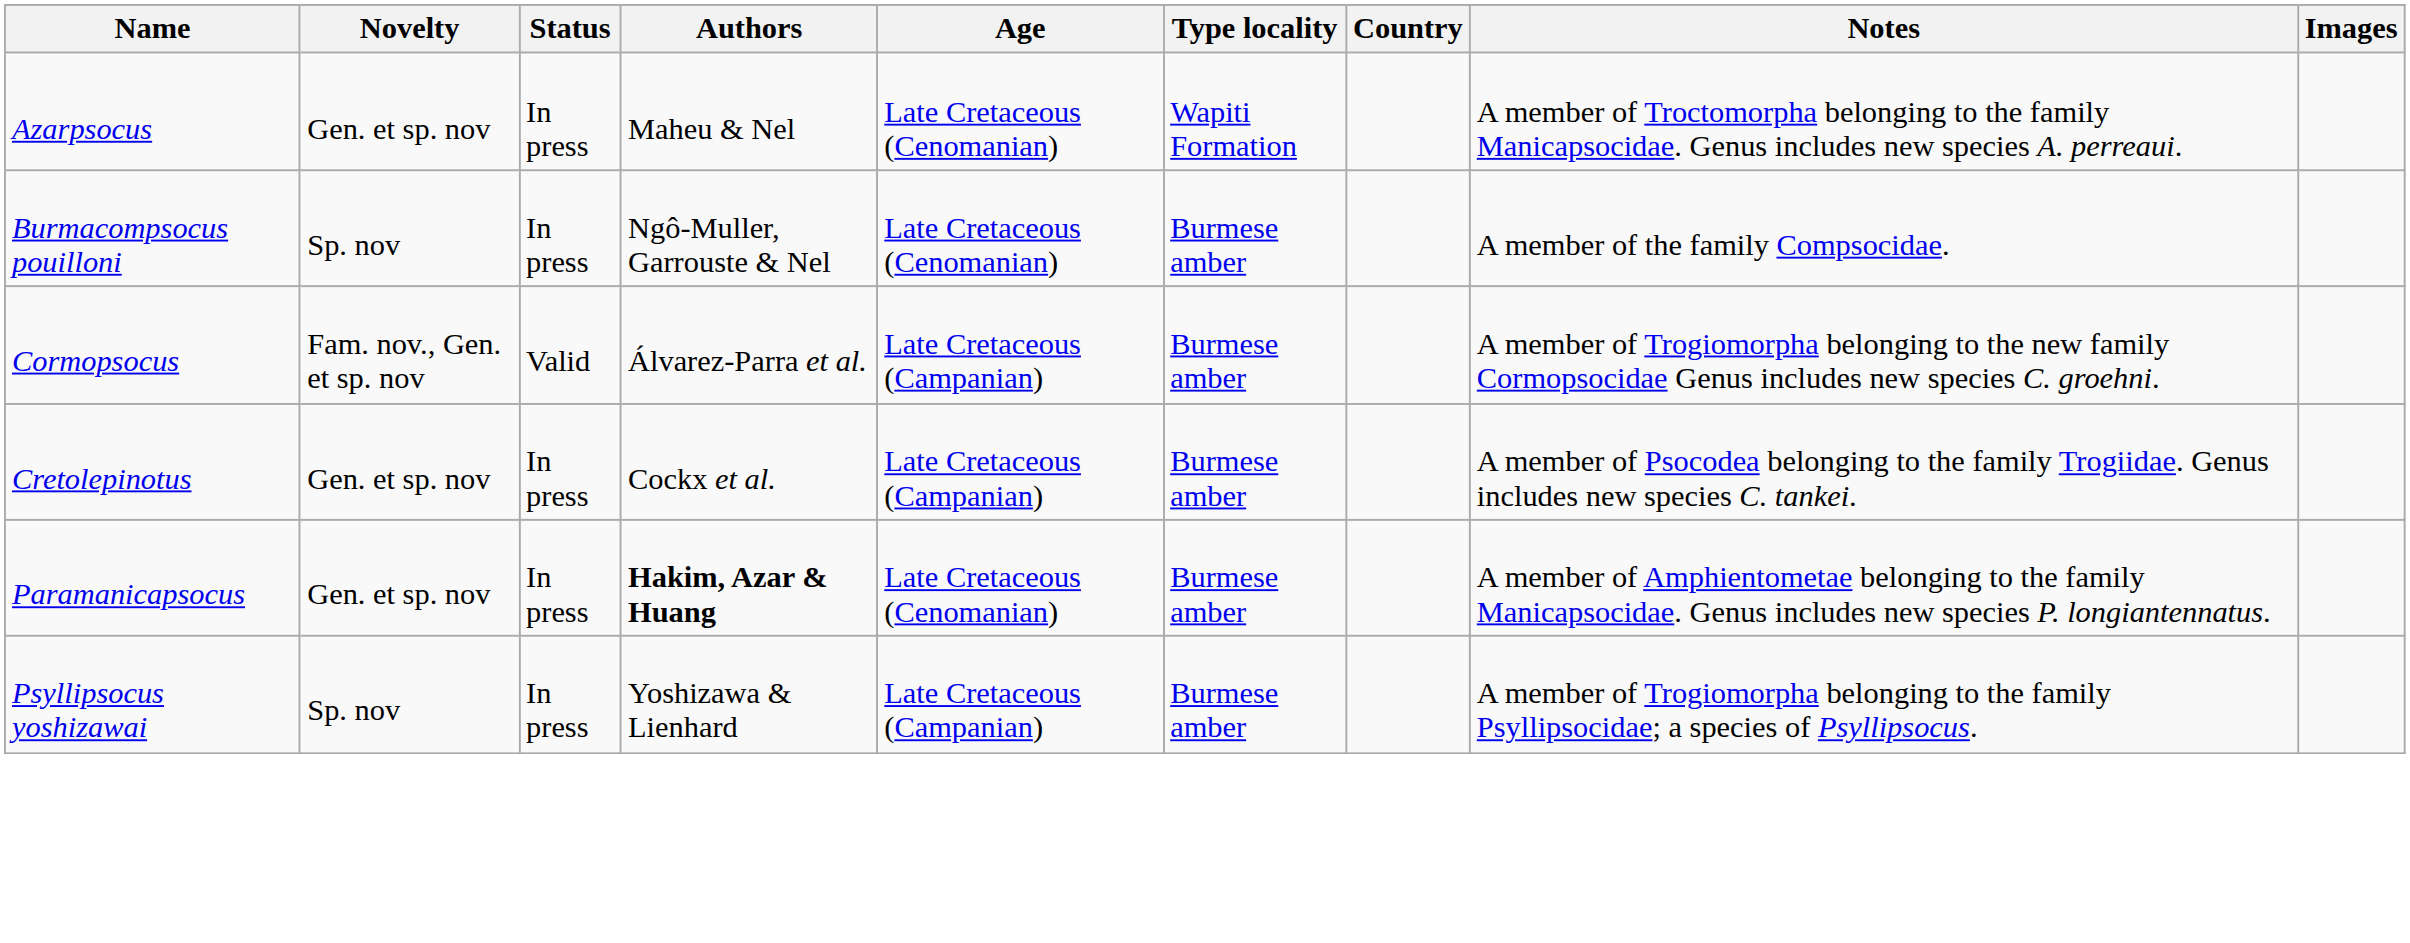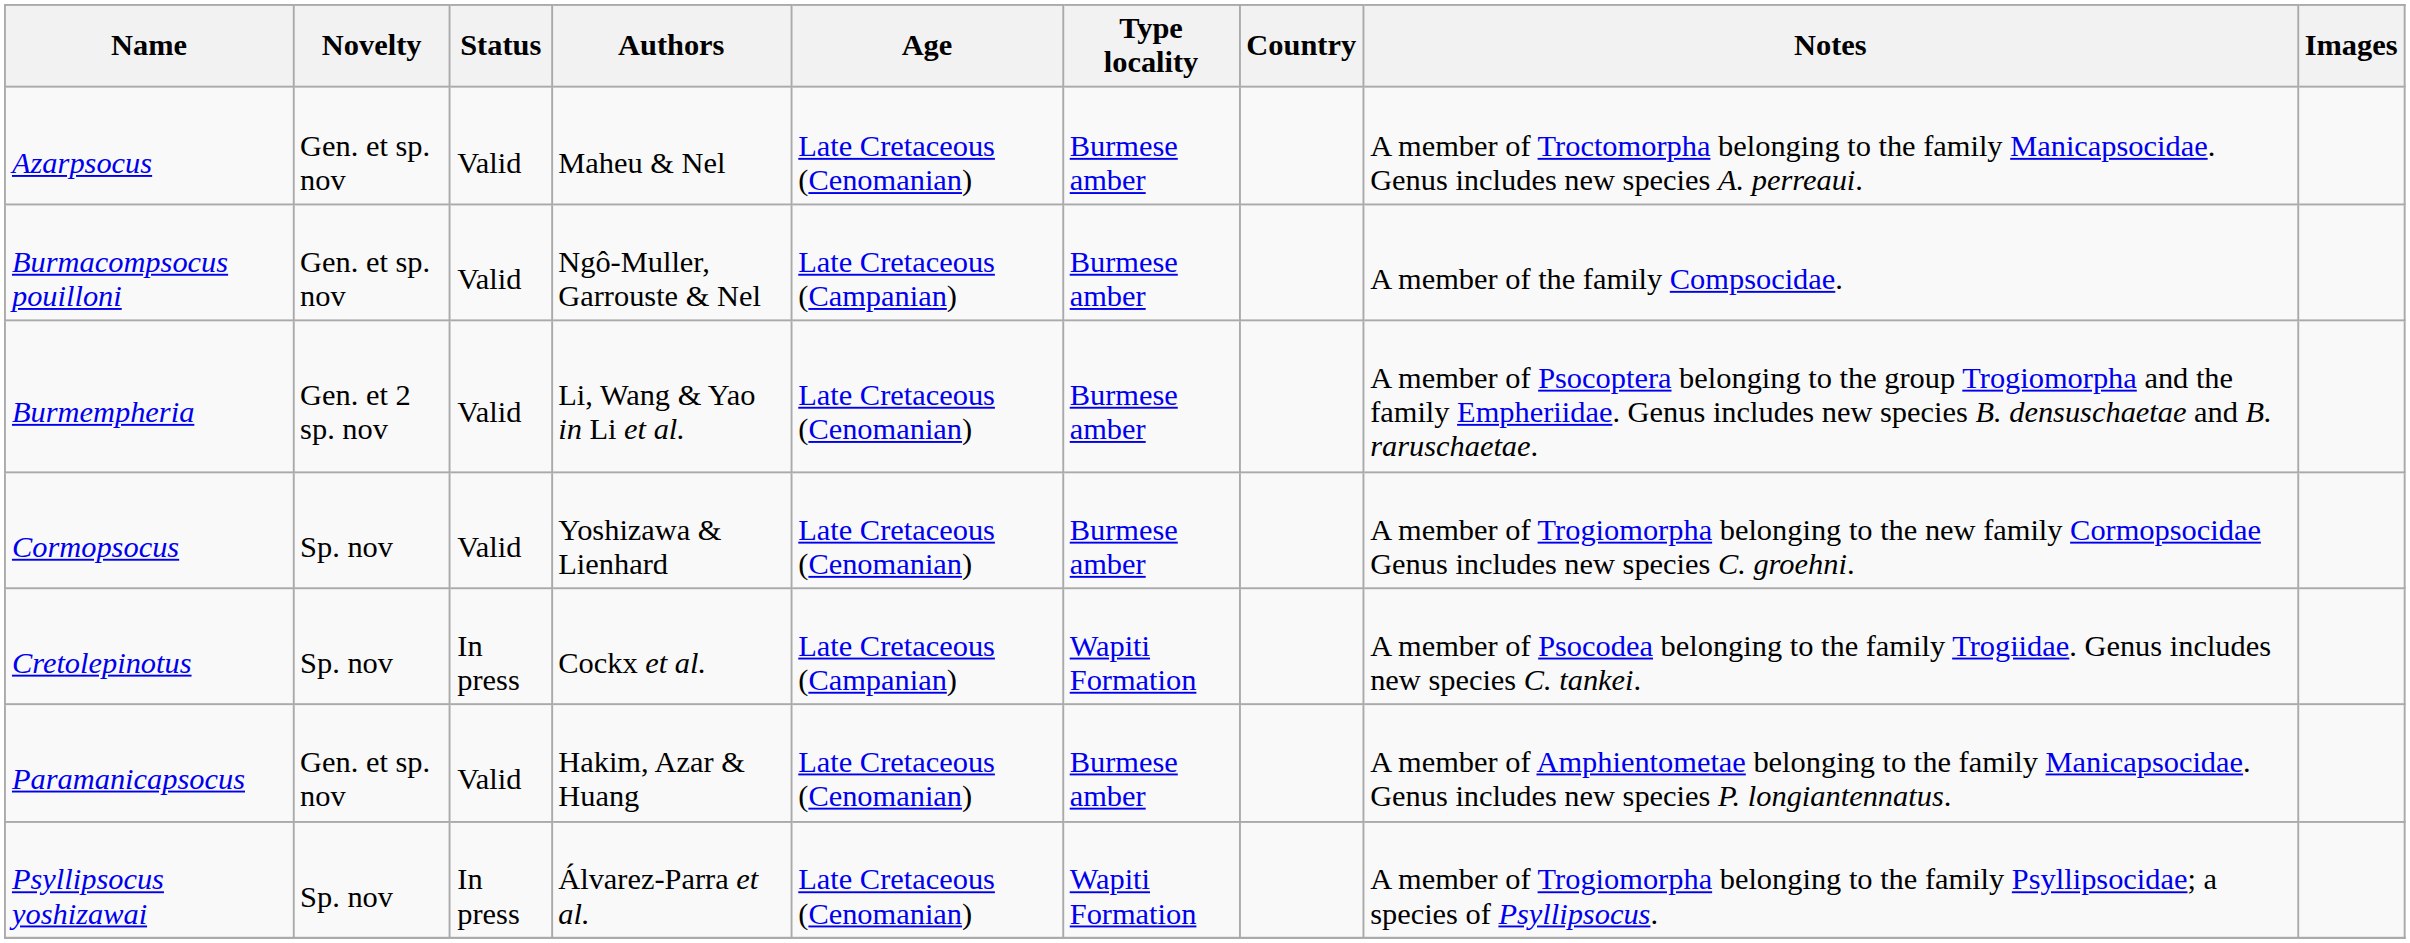(557, 128) In press -> (489, 162) Valid
(1234, 128) Wapiti Formation -> (1124, 162) Burmese amber
(354, 244) Sp. nov -> (365, 278) Gen. et sp. nov
(557, 244) In press -> (489, 278) Valid
(983, 244) Late Cretaceous (Cenomanian) -> (897, 278) Late Cretaceous (Campanian)
+ row: (103, 412)
(404, 361) Fam. nov., Gen. et sp. nov -> (347, 546) Sp. nov
(747, 361) Álvarez-Parra et al. -> (640, 546) Yoshizawa & Lienhard
(983, 361) Late Cretaceous (Campanian) -> (897, 546) Late Cretaceous (Cenomanian)
(399, 477) Gen. et sp. nov -> (347, 662) Sp. nov
(1224, 477) Burmese amber -> (1133, 662) Wapiti Formation
(557, 594) In press -> (489, 779) Valid
(728, 594) bold -> (652, 779) normal
(710, 711) Yoshizawa & Lienhard -> (658, 896) Álvarez-Parra et al.
(983, 711) Late Cretaceous (Campanian) -> (897, 896) Late Cretaceous (Cenomanian)
(1224, 711) Burmese amber -> (1133, 896) Wapiti Formation
